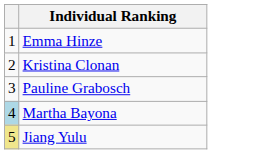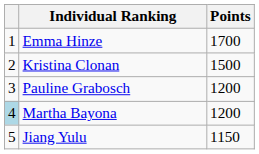+ column: (230, 16)
(12, 137) khaki background -> (12, 137) no background
